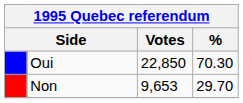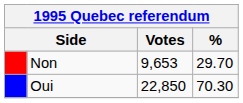rows swapped: (42, 63) <-> (44, 86)
